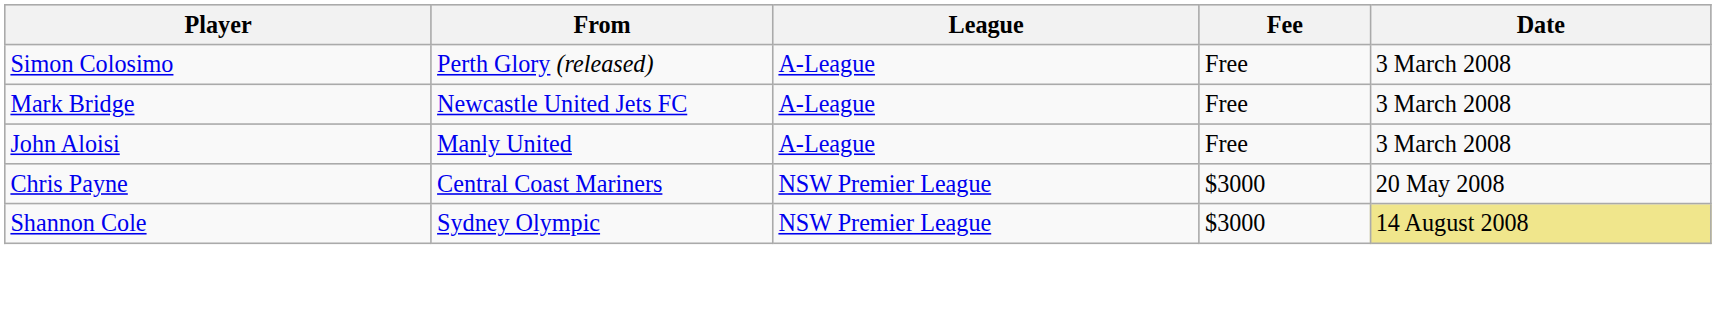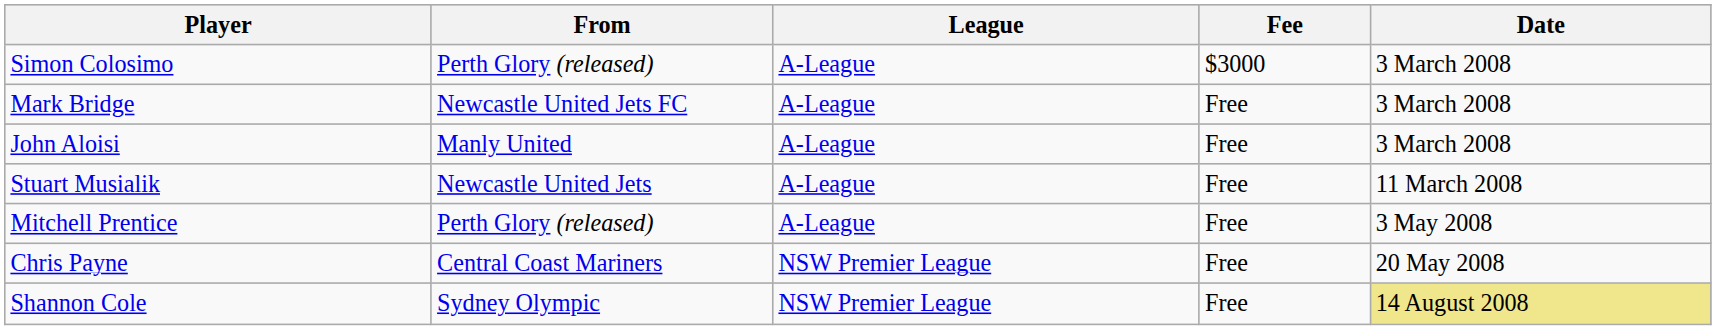(1227, 64) Free -> (1235, 64) $3000
+ row: (85, 184)
+ row: (94, 223)
(1235, 184) $3000 -> (1227, 263) Free
(1235, 223) $3000 -> (1227, 303) Free
